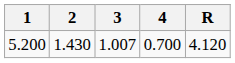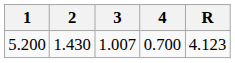(208, 44) 4.120 -> (208, 44) 4.123
